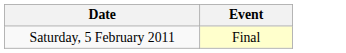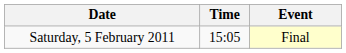+ column: (225, 15)
